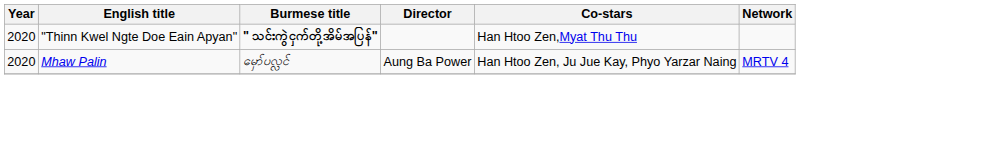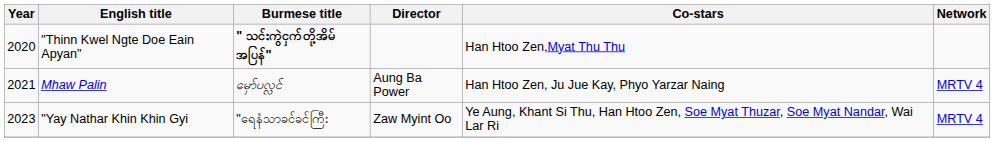(21, 61) 2020 -> (21, 85) 2021
+ row: (115, 119)
